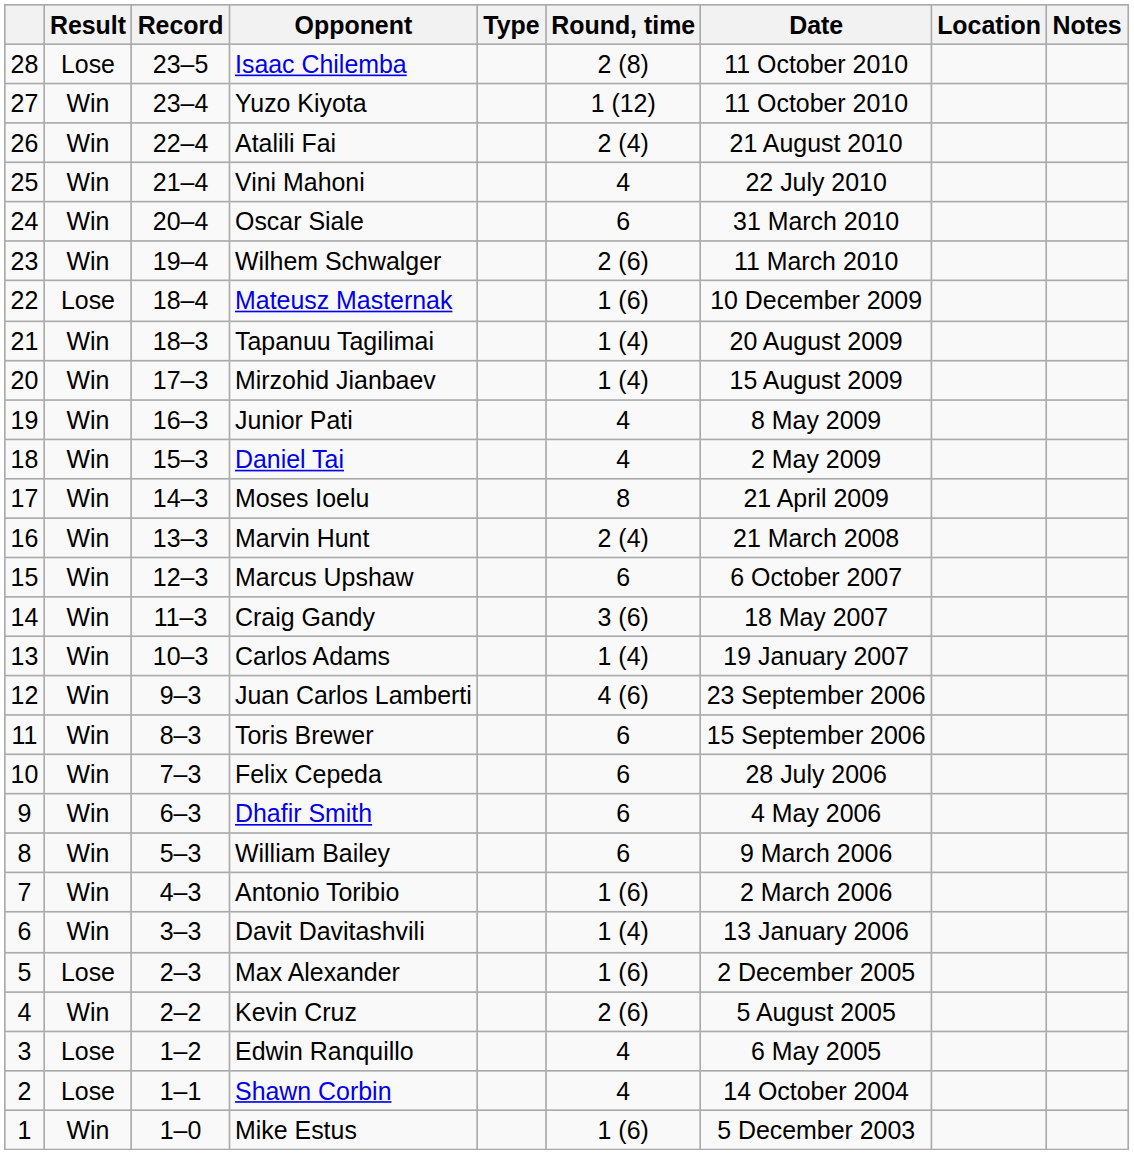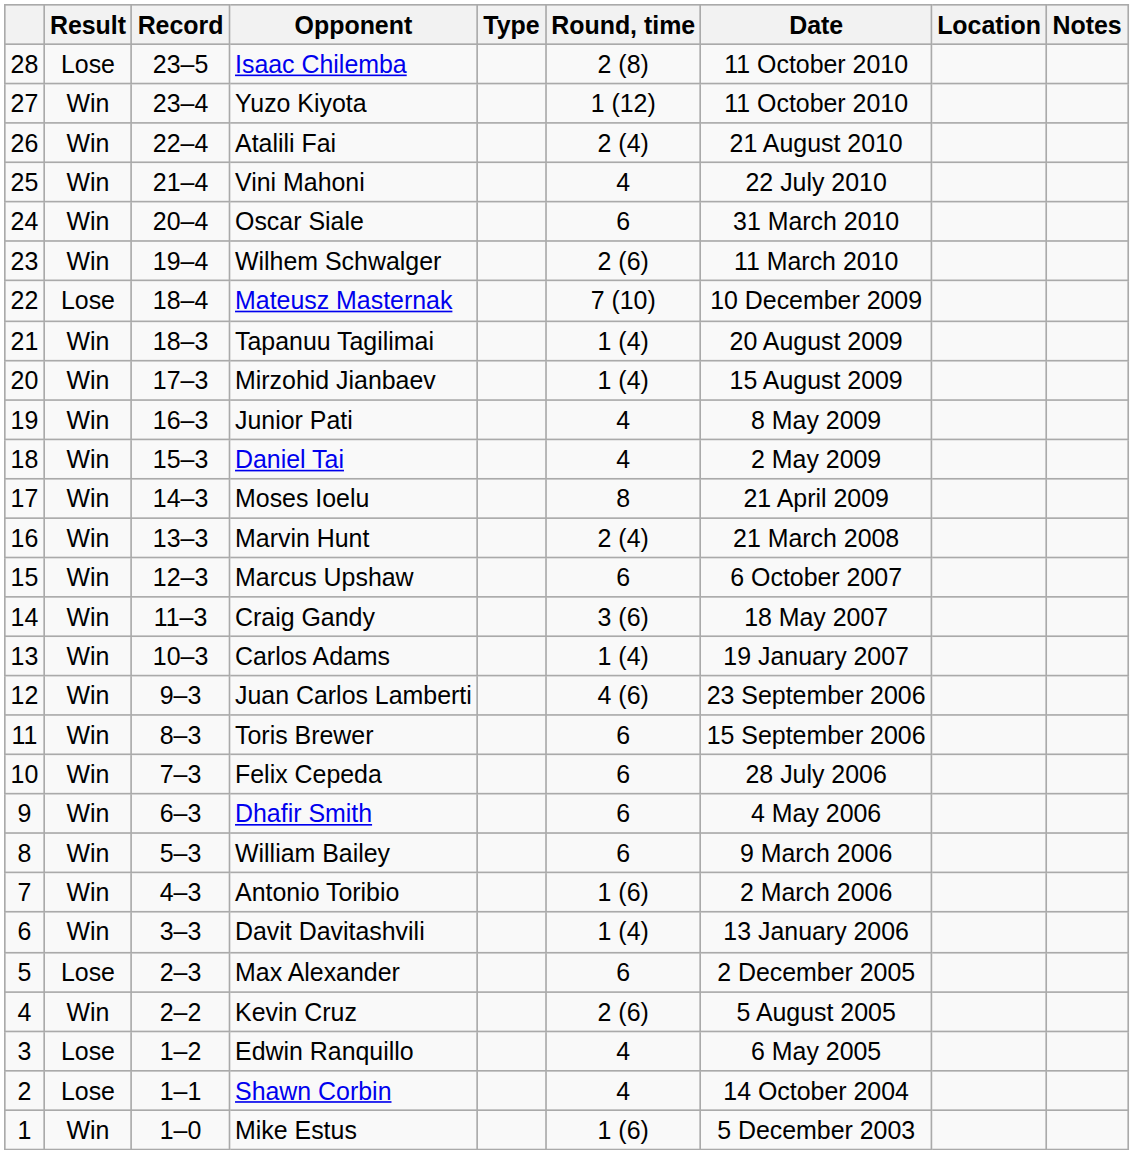(623, 301) 1 (6) -> (623, 301) 7 (10)
(623, 972) 1 (6) -> (623, 972) 6
